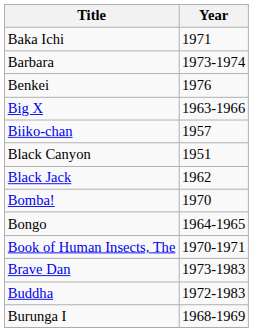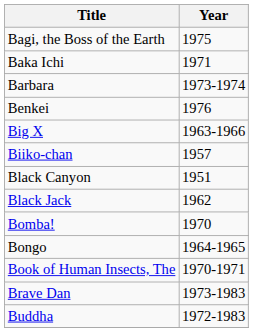+ row: (86, 39)
- row: (37, 316)
